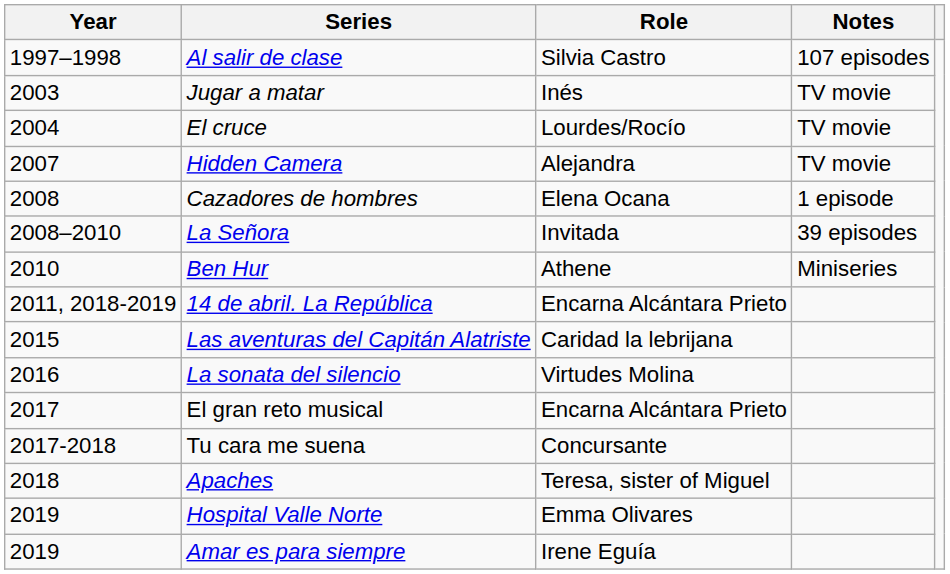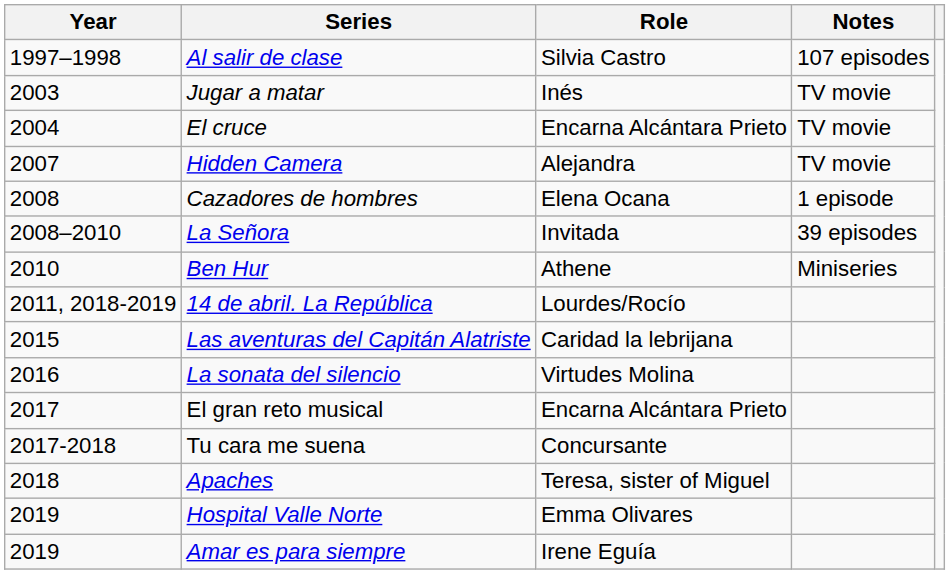(613, 127) Lourdes/Rocío -> (664, 127) Encarna Alcántara Prieto
(664, 304) Encarna Alcántara Prieto -> (613, 304) Lourdes/Rocío
